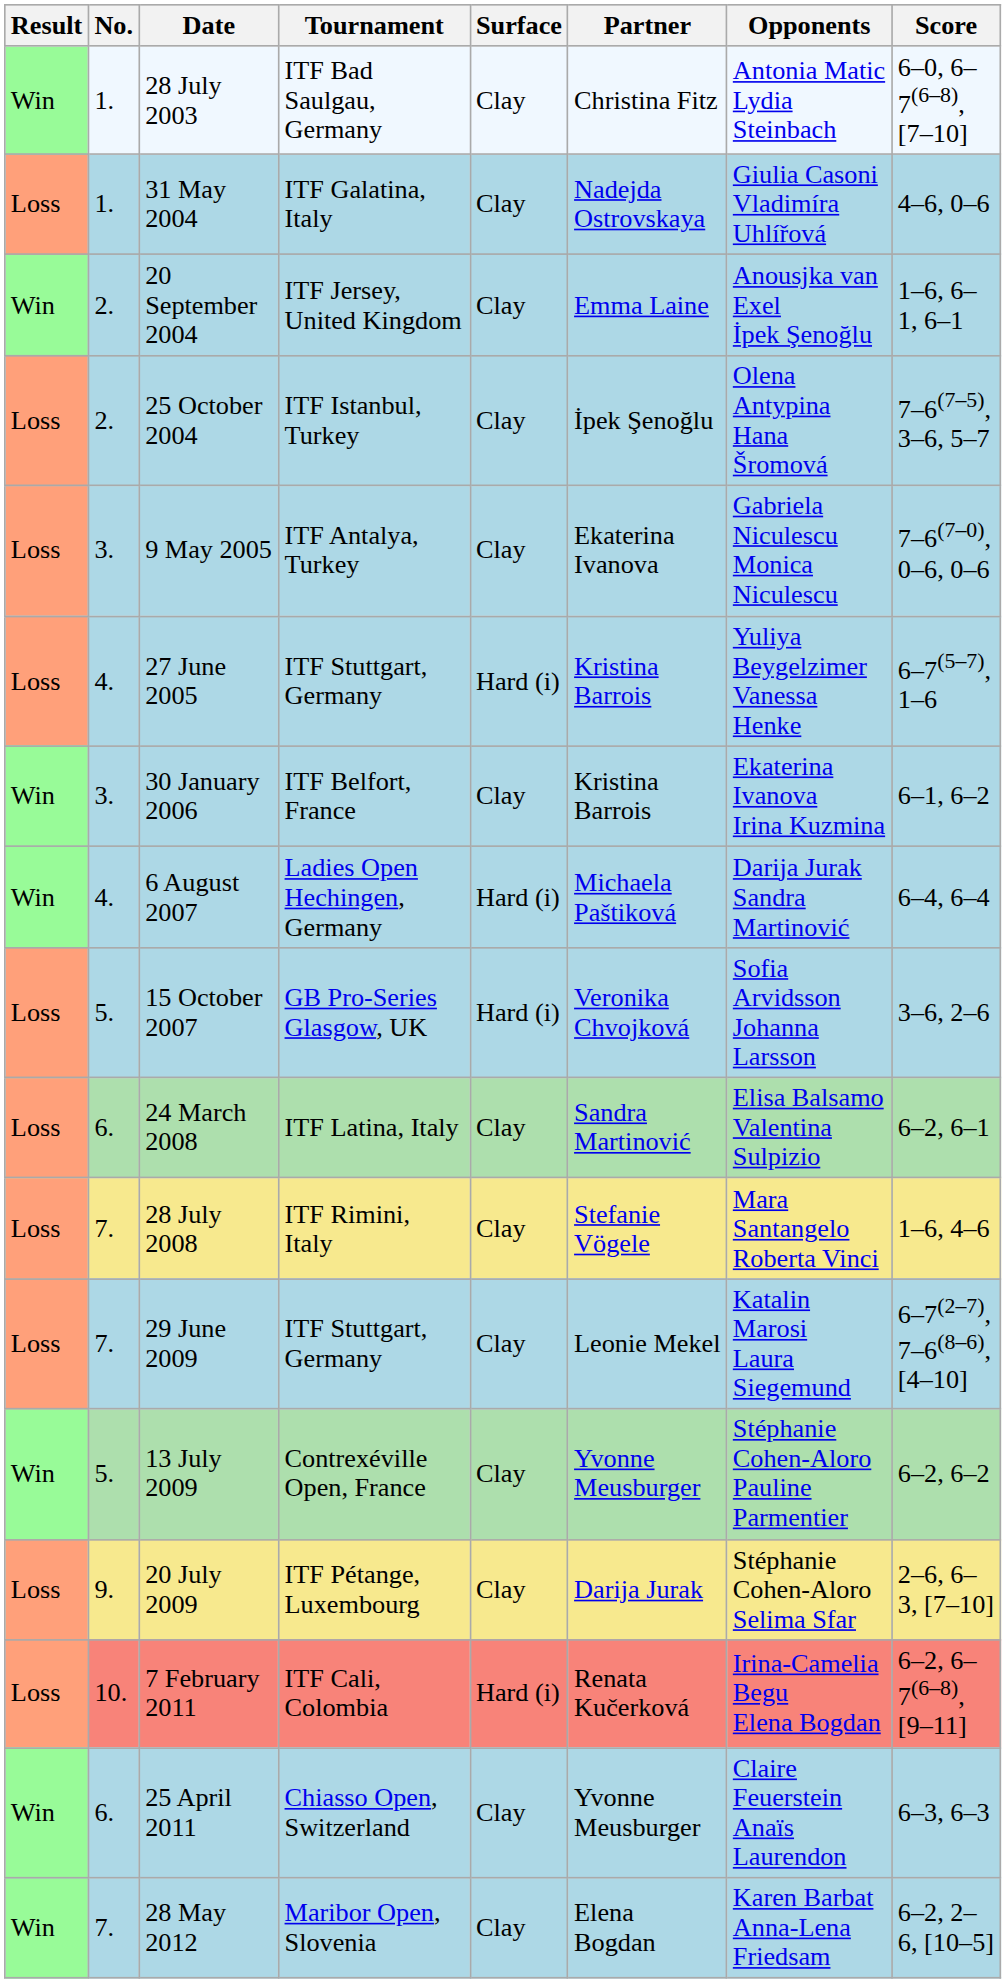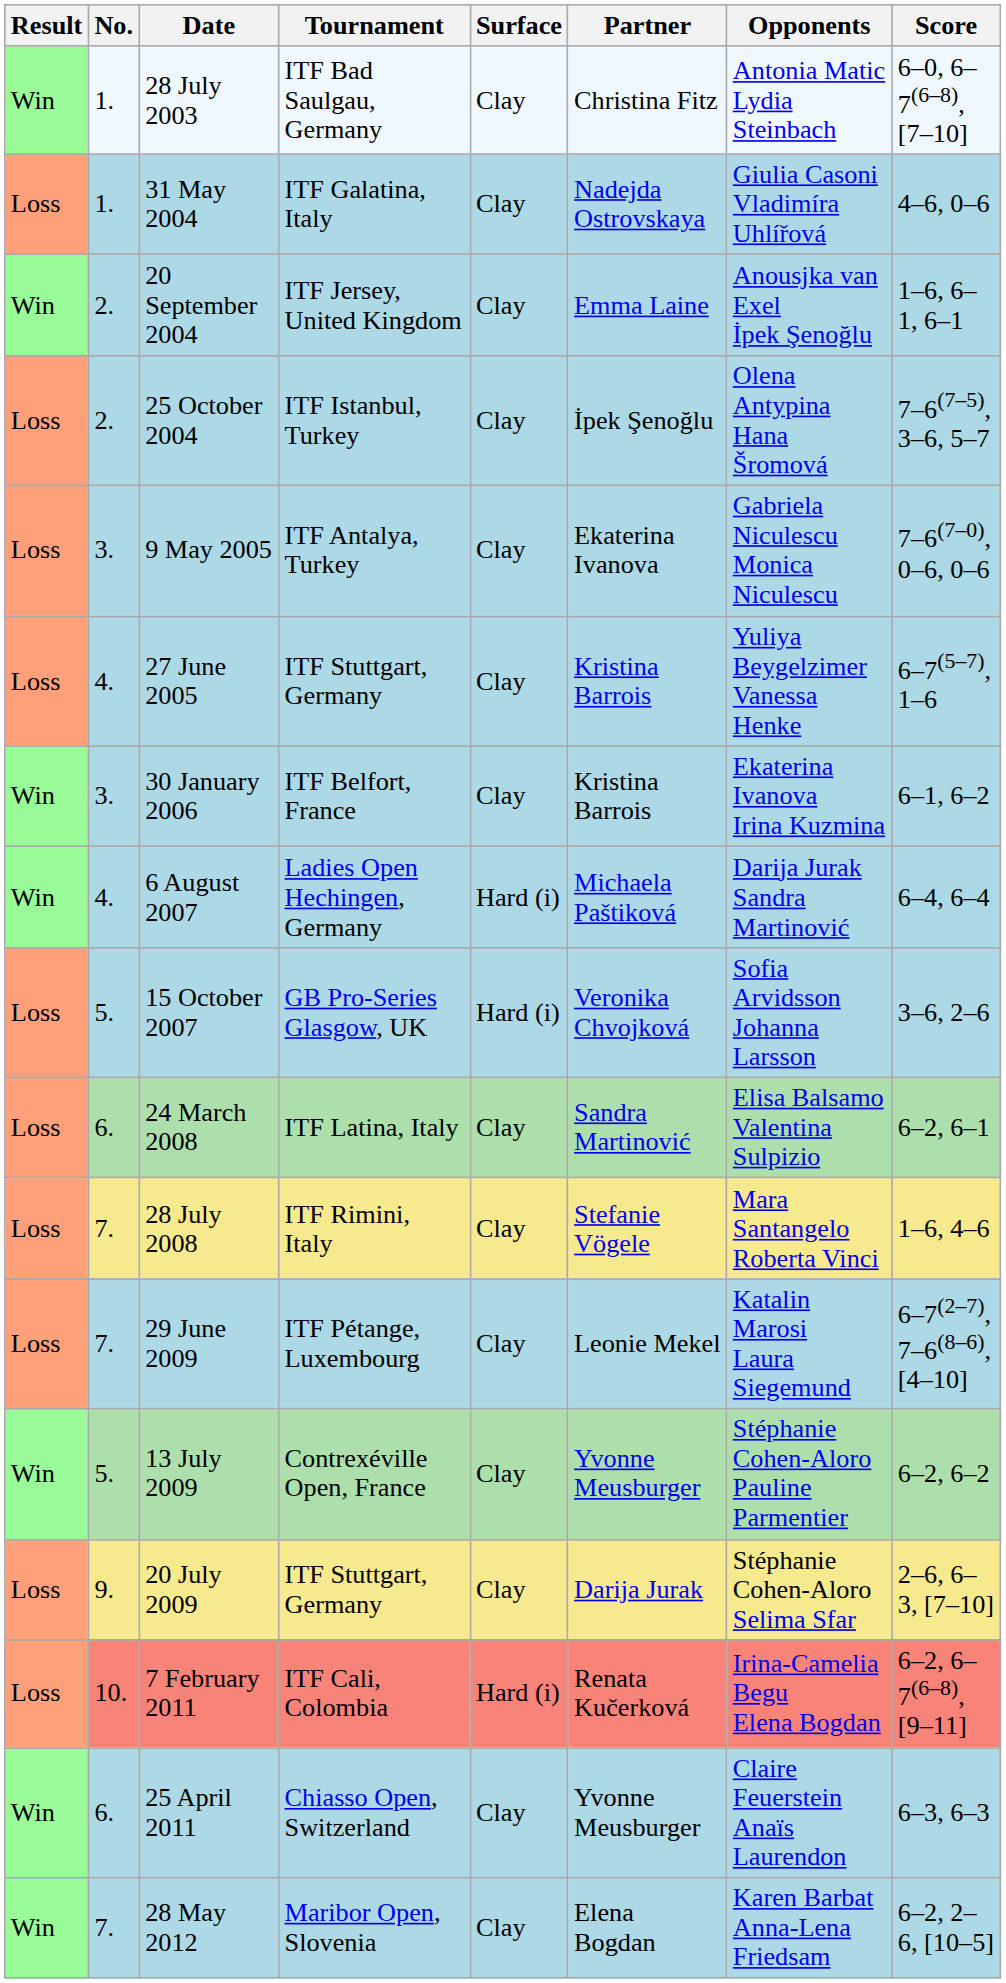(518, 680) Hard (i) -> (501, 680) Clay
(356, 1343) ITF Stuttgart, Germany -> (352, 1343) ITF Pétange, Luxembourg
(352, 1589) ITF Pétange, Luxembourg -> (356, 1589) ITF Stuttgart, Germany
